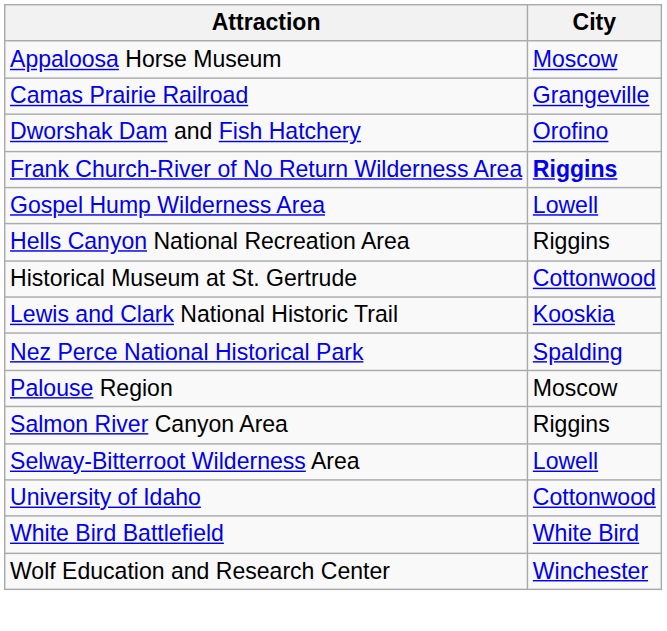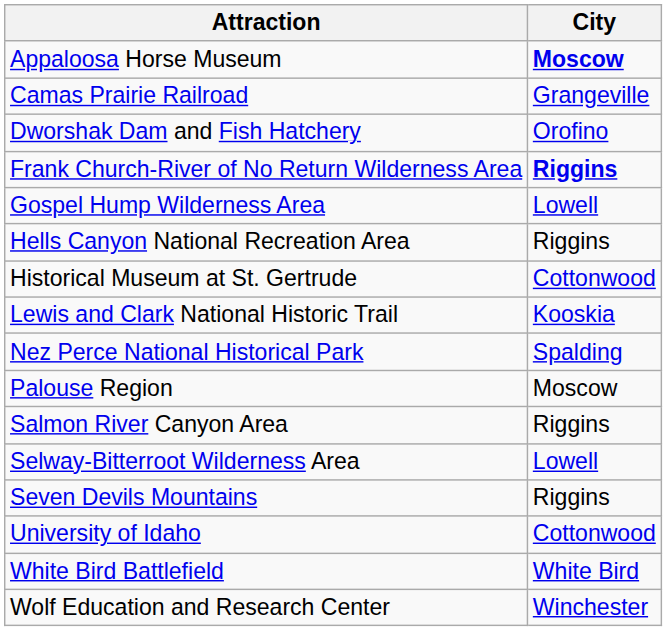(575, 59) normal -> (578, 59) bold
+ row: (134, 497)
